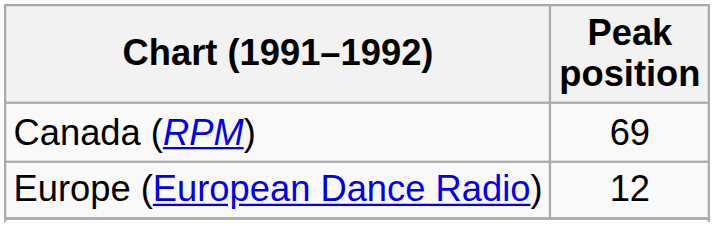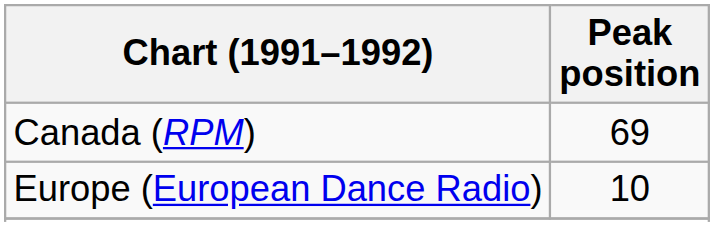(630, 189) 12 -> (630, 189) 10
